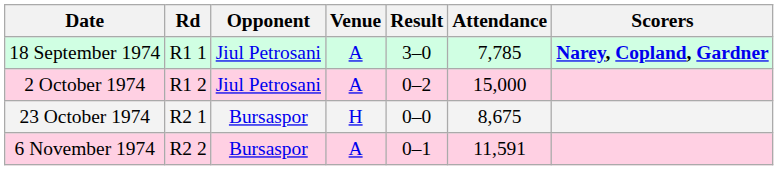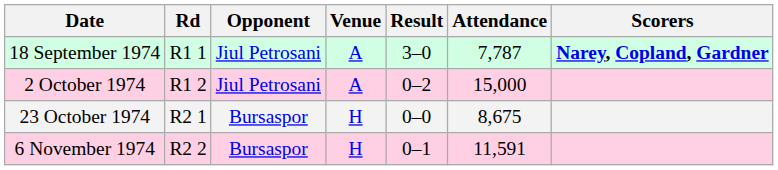(500, 52) 7,785 -> (500, 52) 7,787
(356, 149) A -> (356, 149) H
